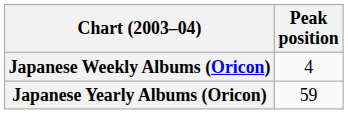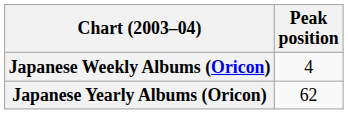(309, 94) 59 -> (309, 94) 62
